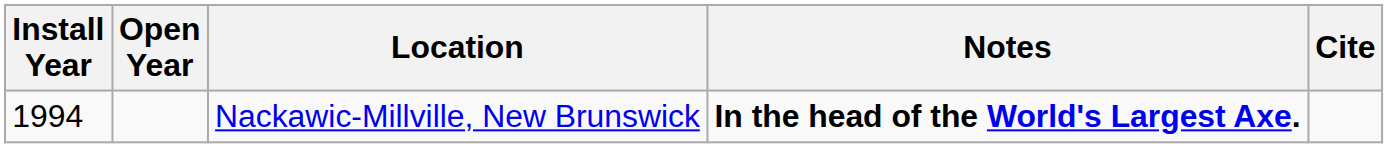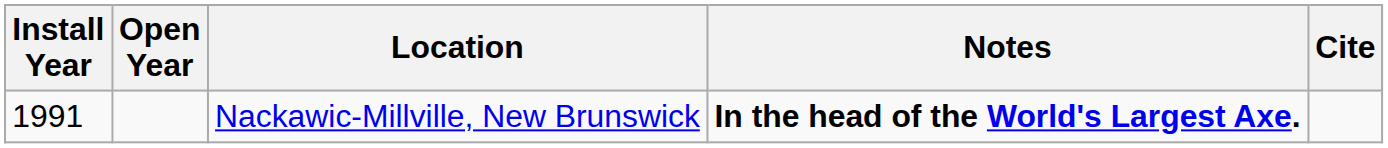(48, 116) 1994 -> (48, 116) 1991
